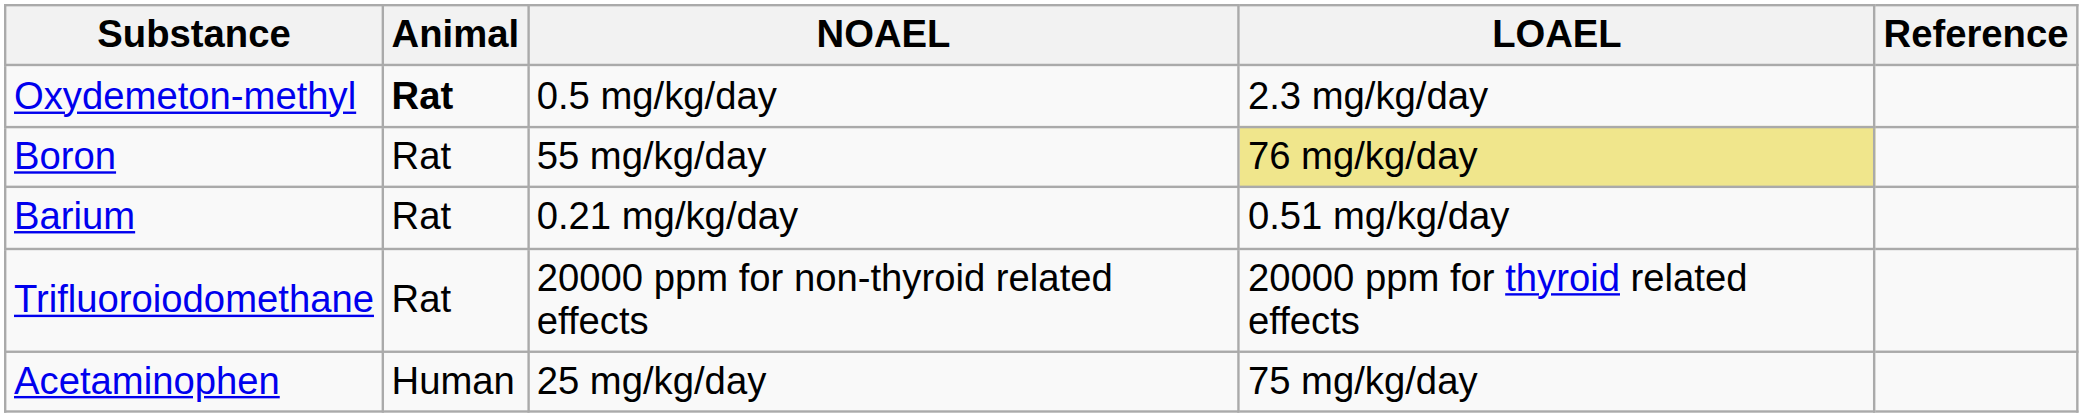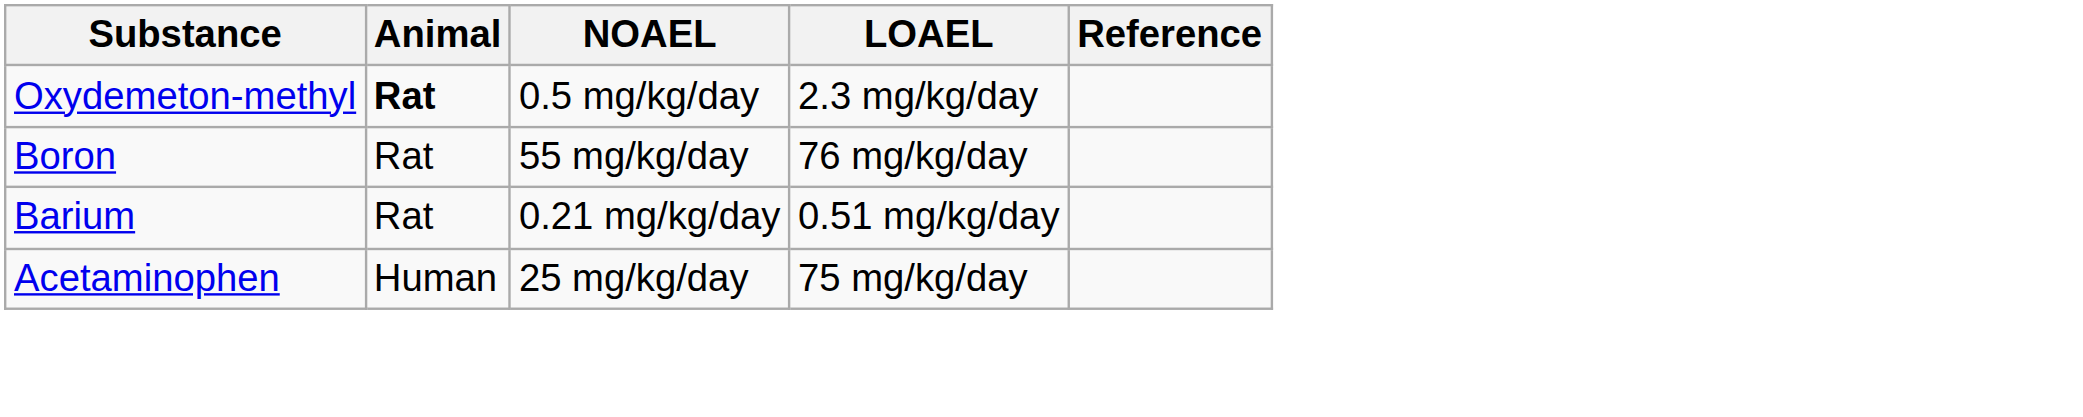(1363, 156) khaki background -> (913, 156) no background
- row: (194, 298)
